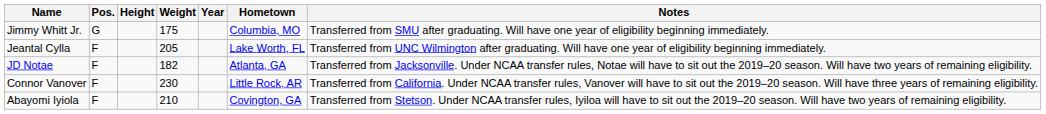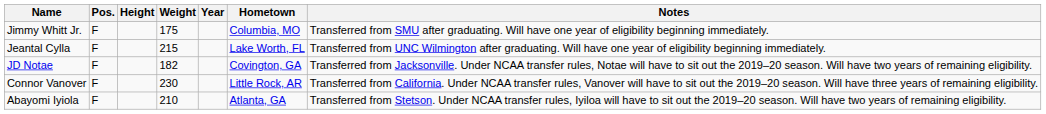(96, 30) G -> (95, 30) F
(169, 48) 205 -> (169, 48) 215
(258, 65) Atlanta, GA -> (265, 65) Covington, GA
(265, 100) Covington, GA -> (258, 100) Atlanta, GA
